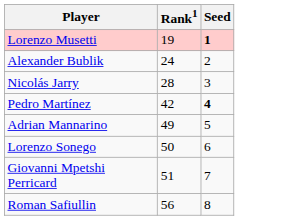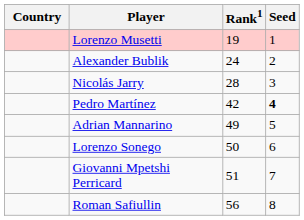+ column: (37, 16)
(207, 40) bold -> (272, 40) normal
